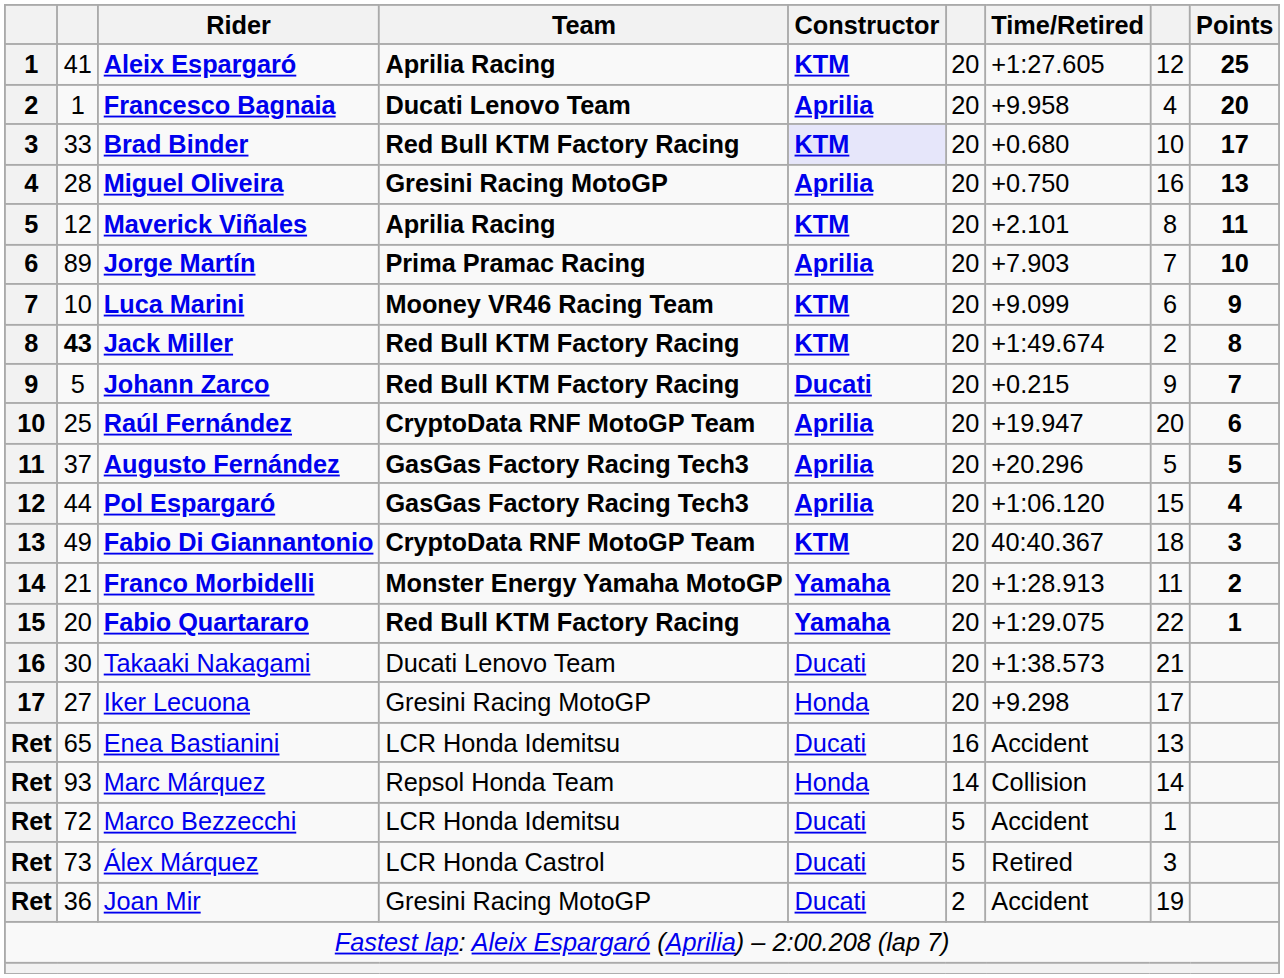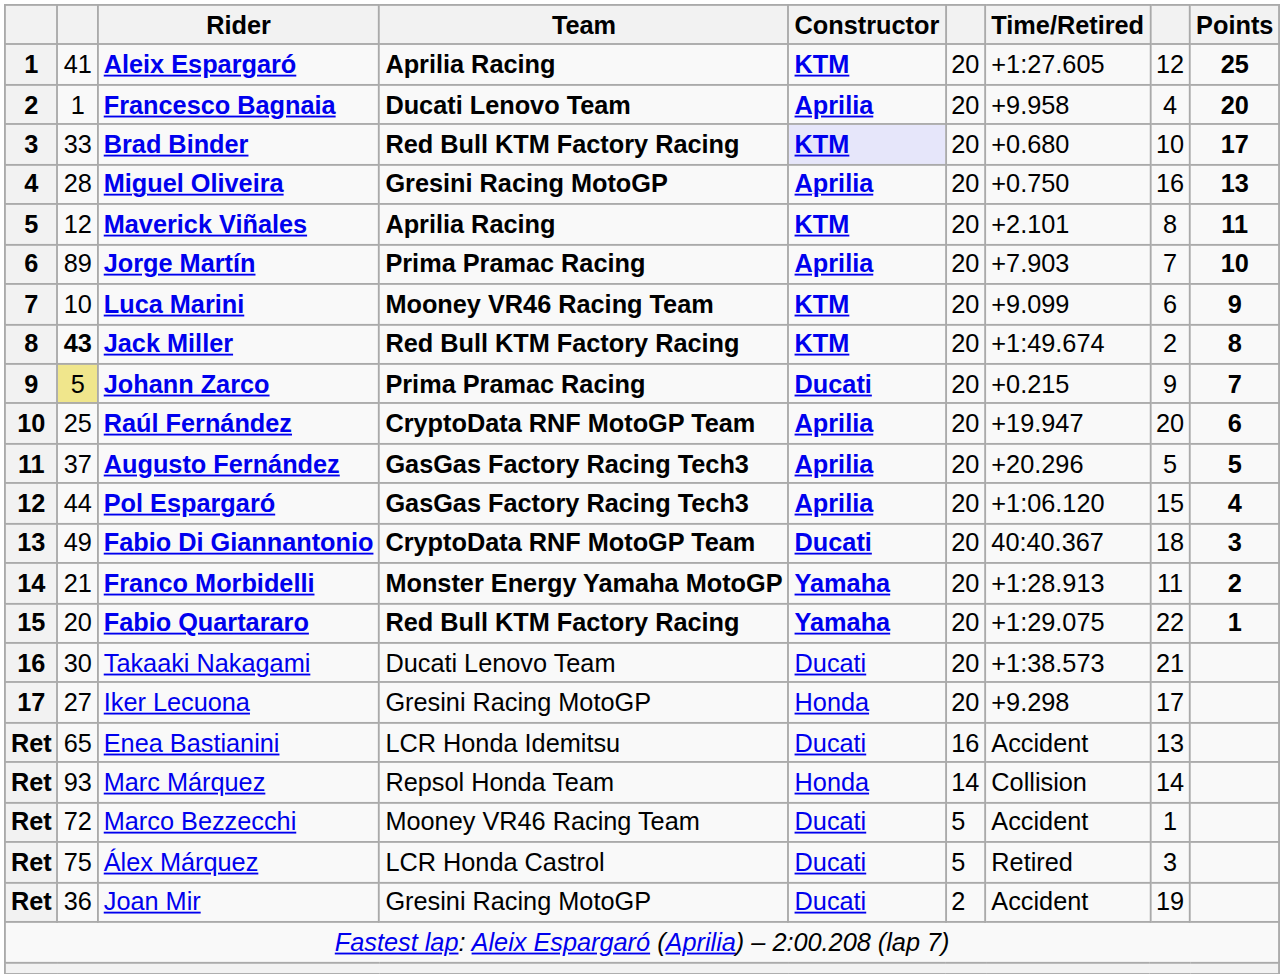(78, 383) no background -> (78, 383) khaki background
(562, 383) Red Bull KTM Factory Racing -> (515, 383) Prima Pramac Racing
(822, 543) KTM -> (833, 543) Ducati
(503, 822) LCR Honda Idemitsu -> (543, 822) Mooney VR46 Racing Team
(78, 862) 73 -> (78, 862) 75
